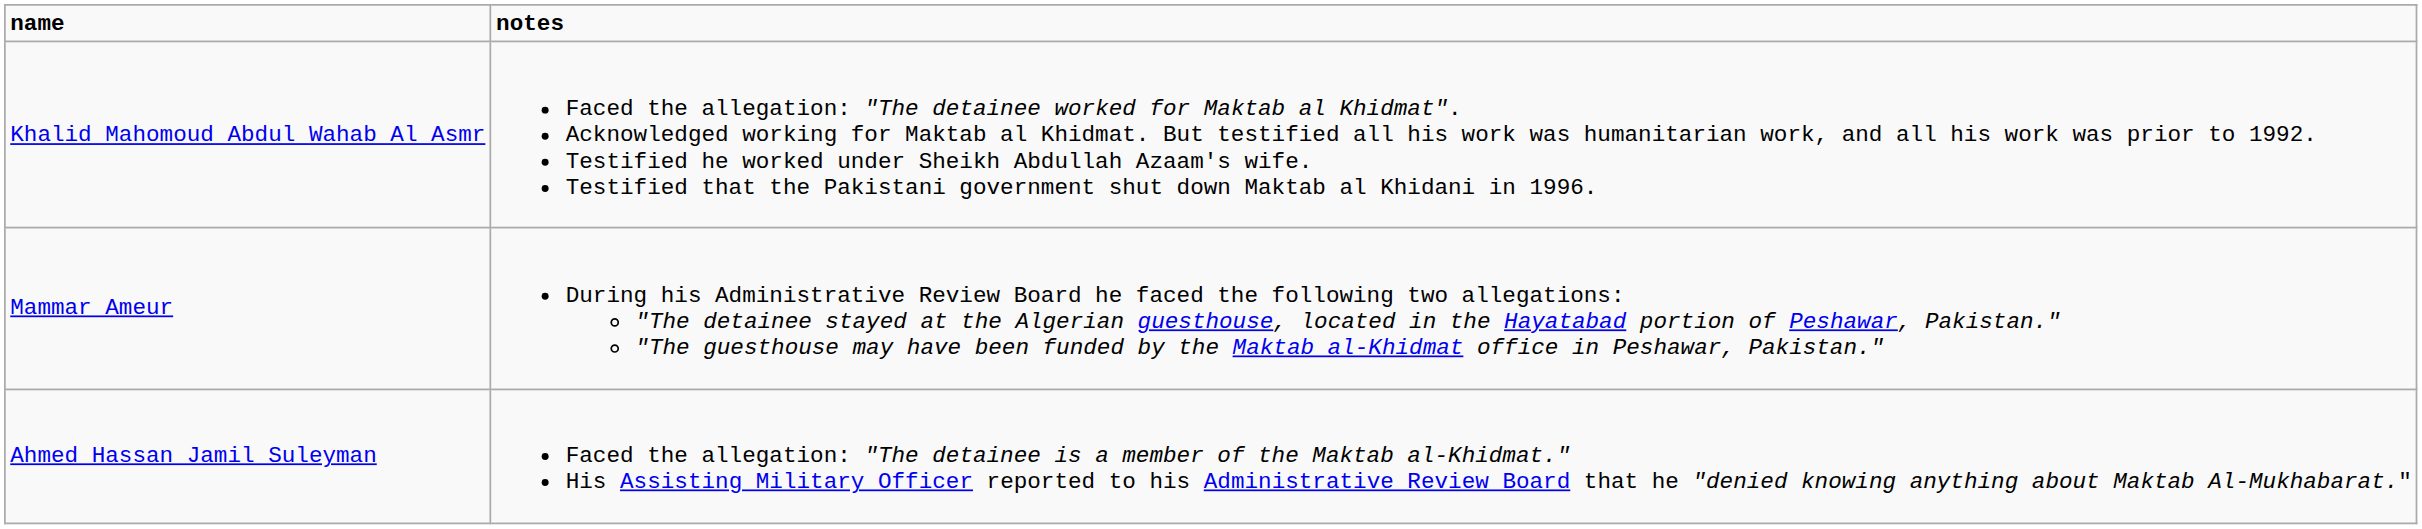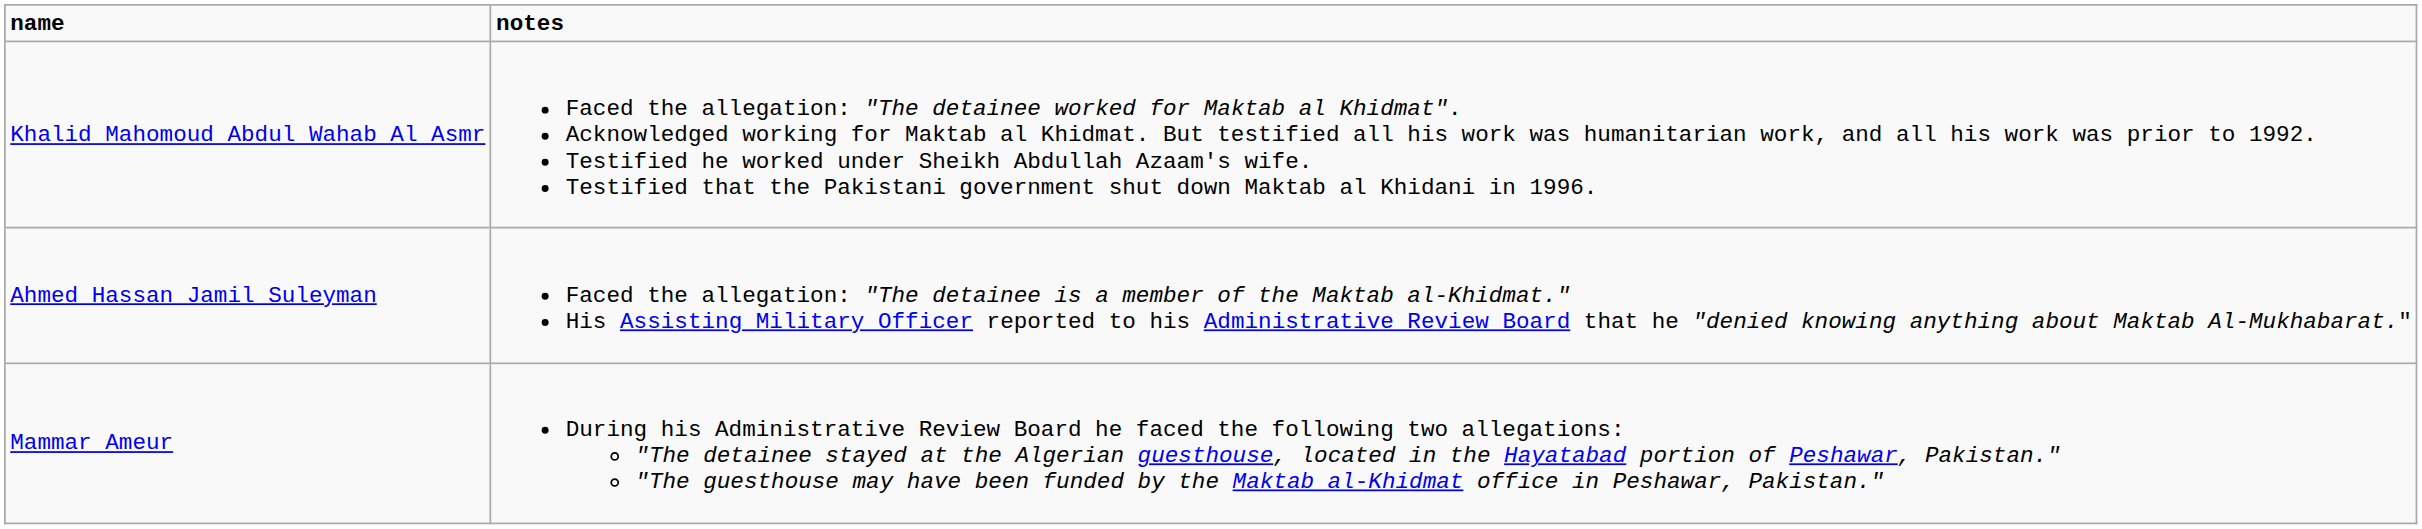rows swapped: (194, 456) <-> (92, 308)
